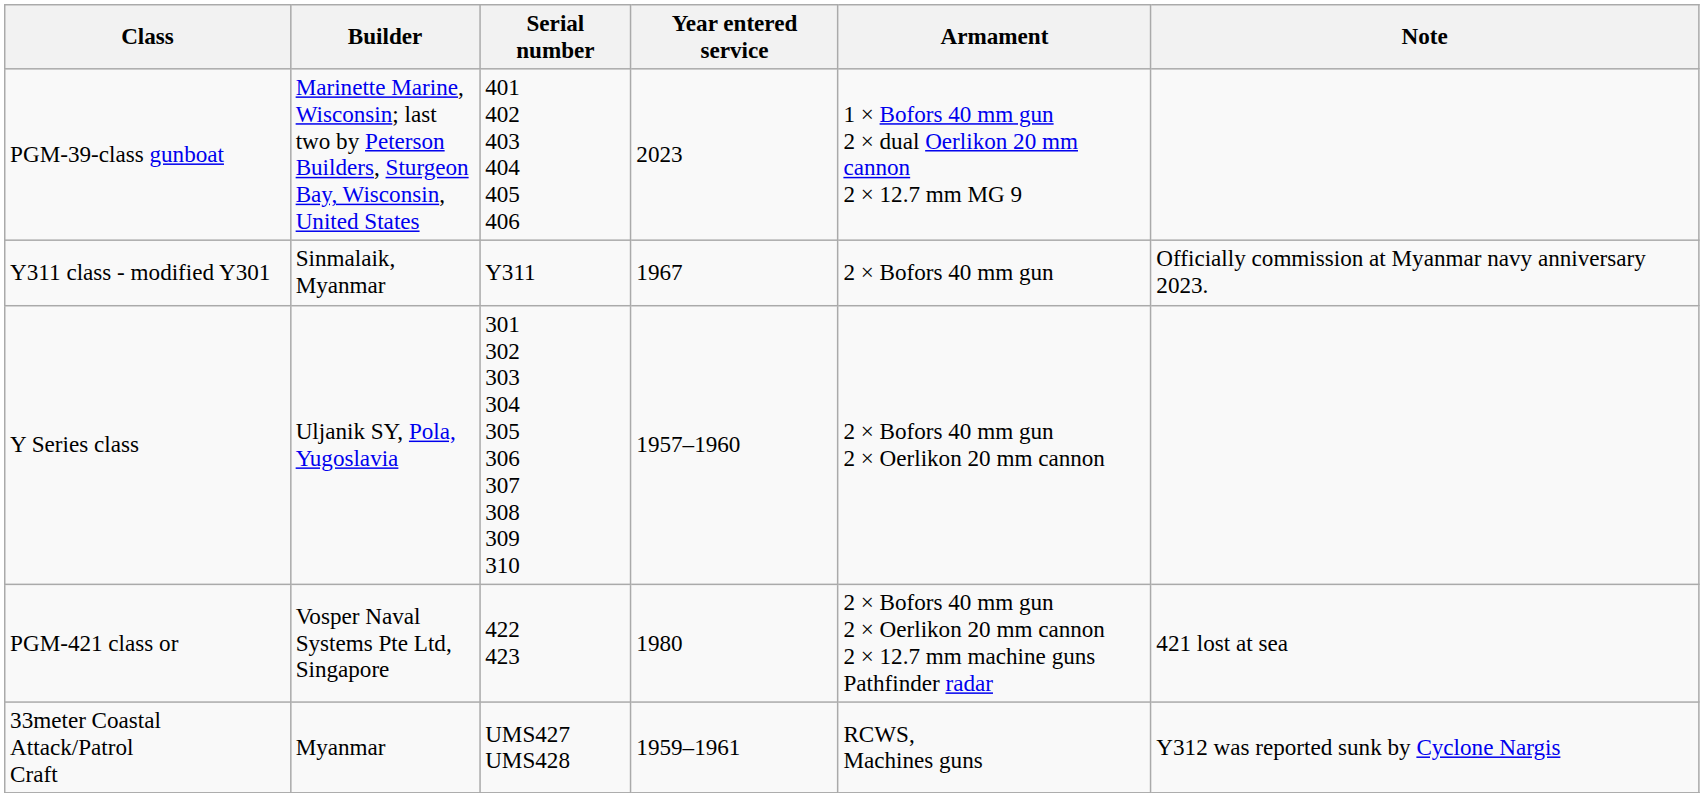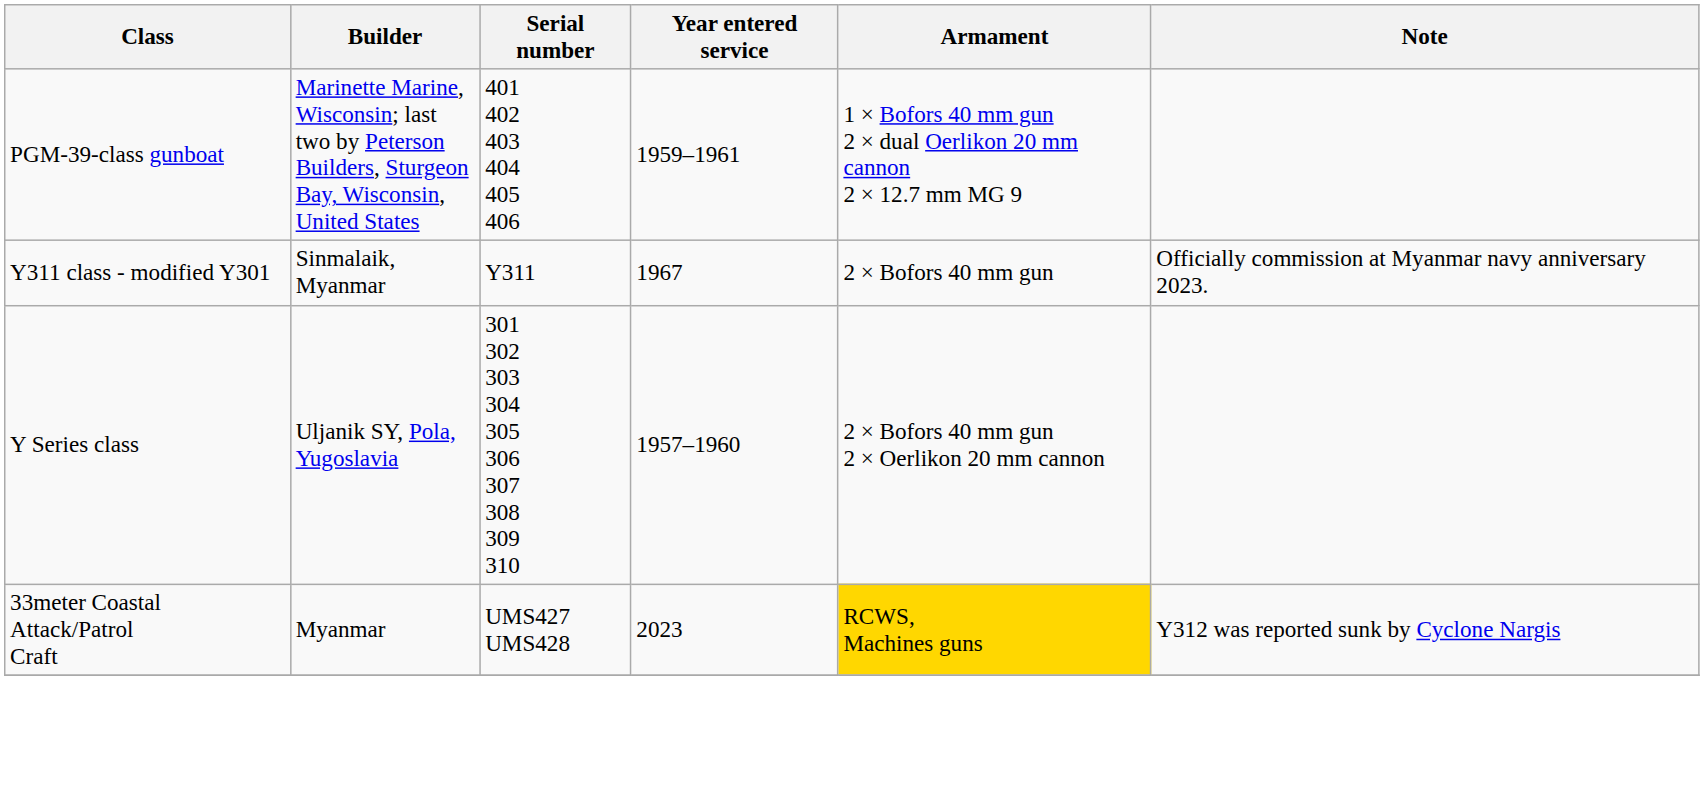(659, 154) 2023 -> (688, 154) 1959–1961
- row: (94, 642)
(688, 746) 1959–1961 -> (659, 628) 2023
(913, 746) no background -> (913, 628) gold background
